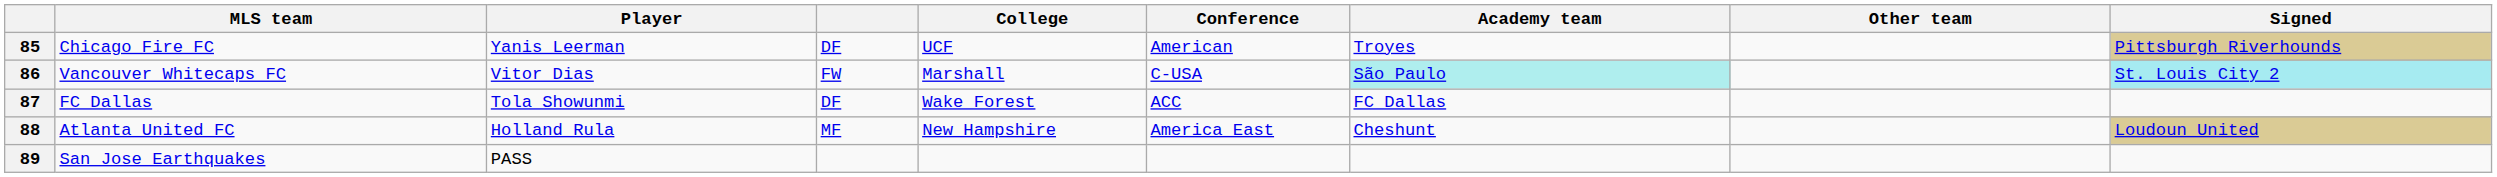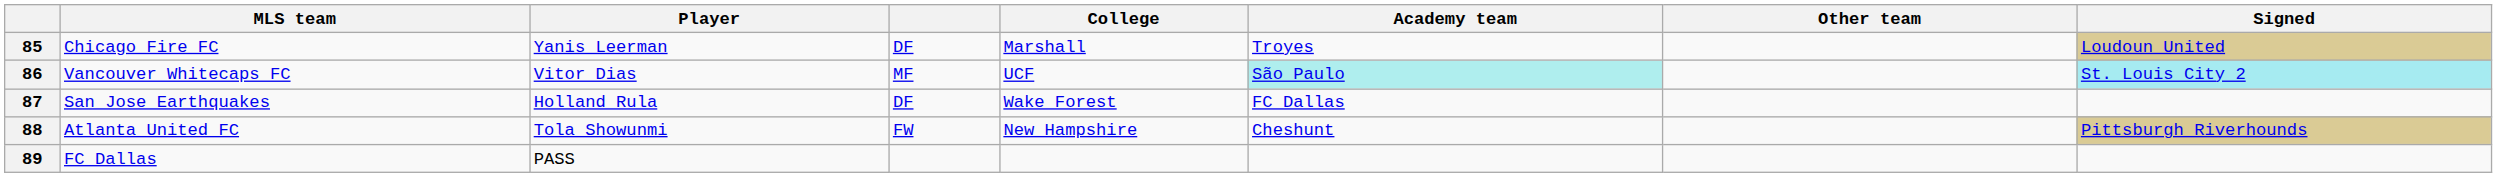- column: (1248, 19)
(938, 47) UCF -> (1045, 47) Marshall
(2228, 47) Pittsburgh Riverhounds -> (2153, 47) Loudoun United
(831, 75) FW -> (903, 75) MF
(963, 75) Marshall -> (1019, 75) UCF
(106, 103) FC Dallas -> (167, 103) San Jose Earthquakes
(558, 103) Tola Showunmi -> (595, 103) Holland Rula
(553, 131) Holland Rula -> (601, 131) Tola Showunmi
(831, 131) MF -> (903, 131) FW
(2187, 131) Loudoun United -> (2194, 131) Pittsburgh Riverhounds
(162, 158) San Jose Earthquakes -> (110, 158) FC Dallas
